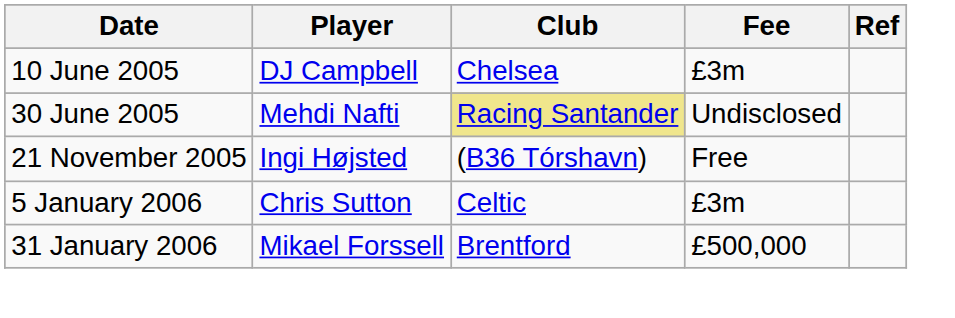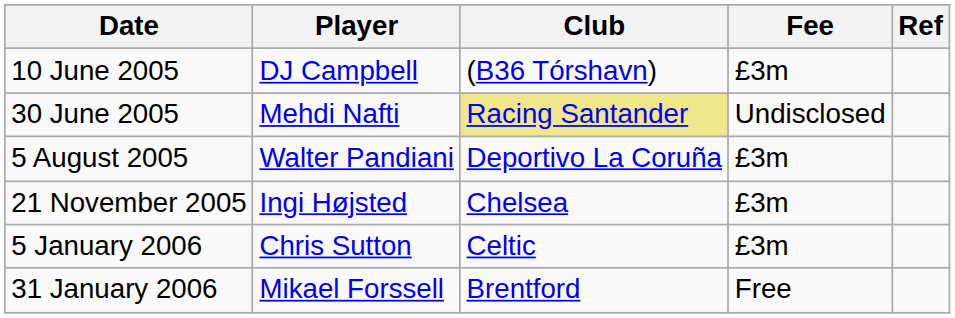(508, 70) Chelsea -> (562, 70) (B36 Tórshavn)
+ row: (100, 158)
(552, 158) (B36 Tórshavn) -> (517, 202) Chelsea
(720, 158) Free -> (762, 202) £3m
(749, 245) £500,000 -> (763, 289) Free
